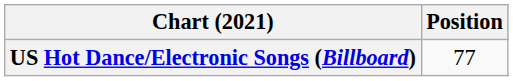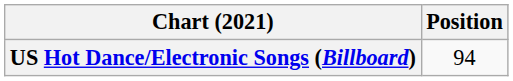(464, 57) 77 -> (464, 57) 94
